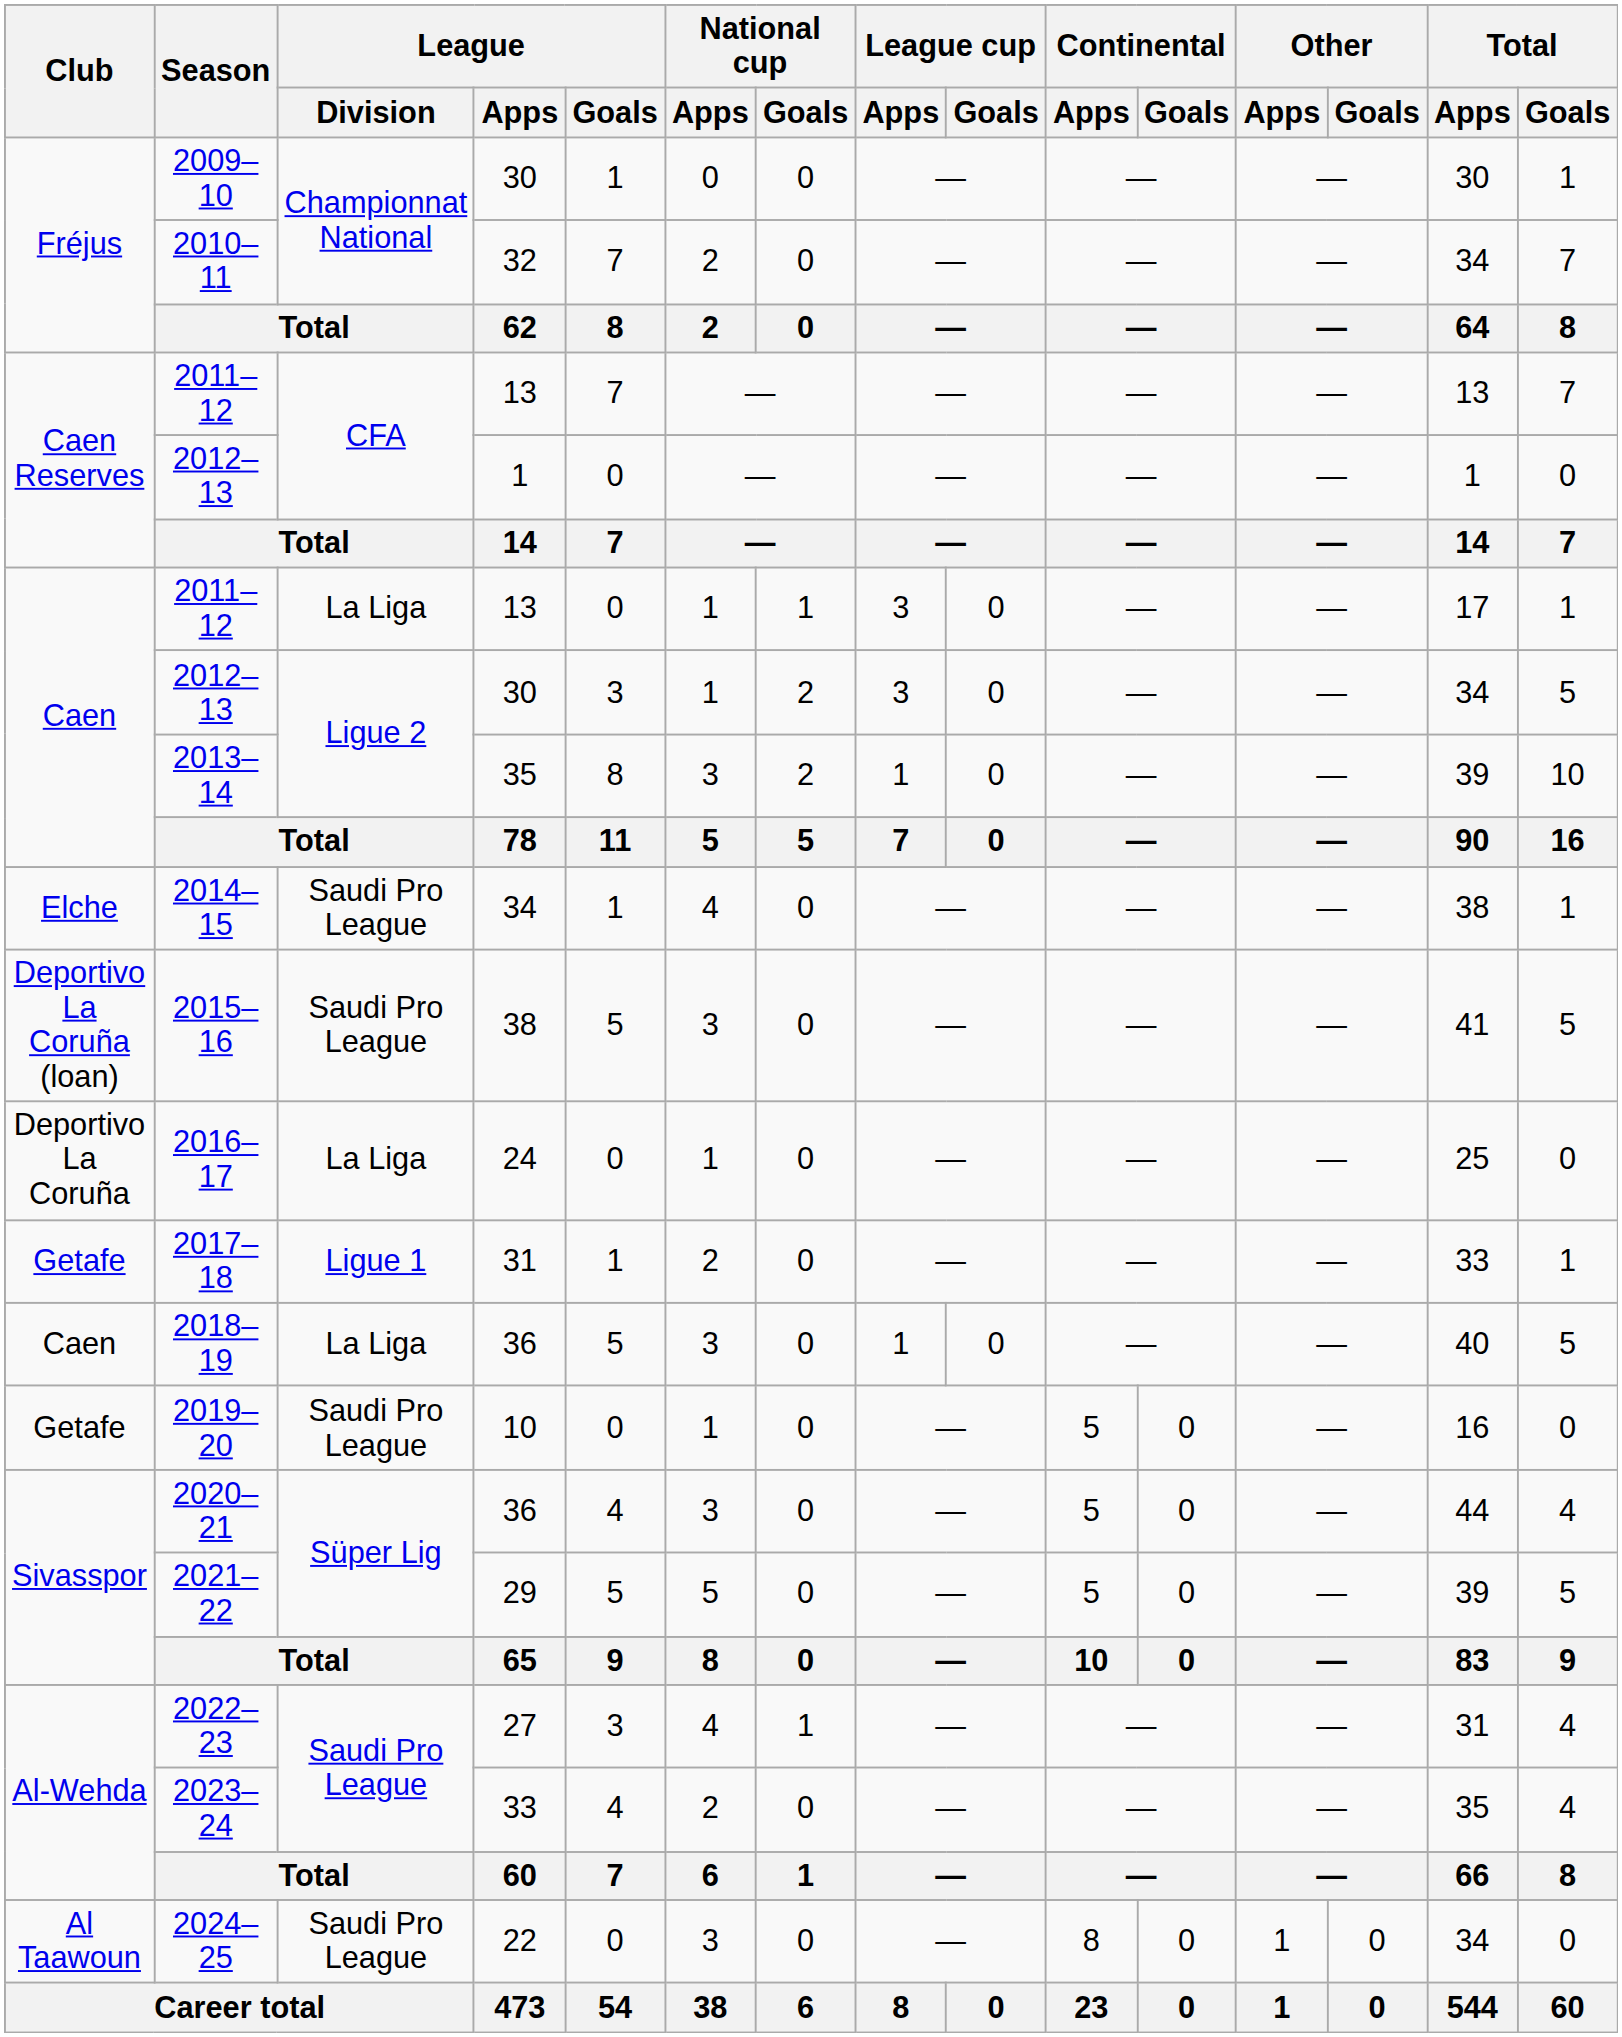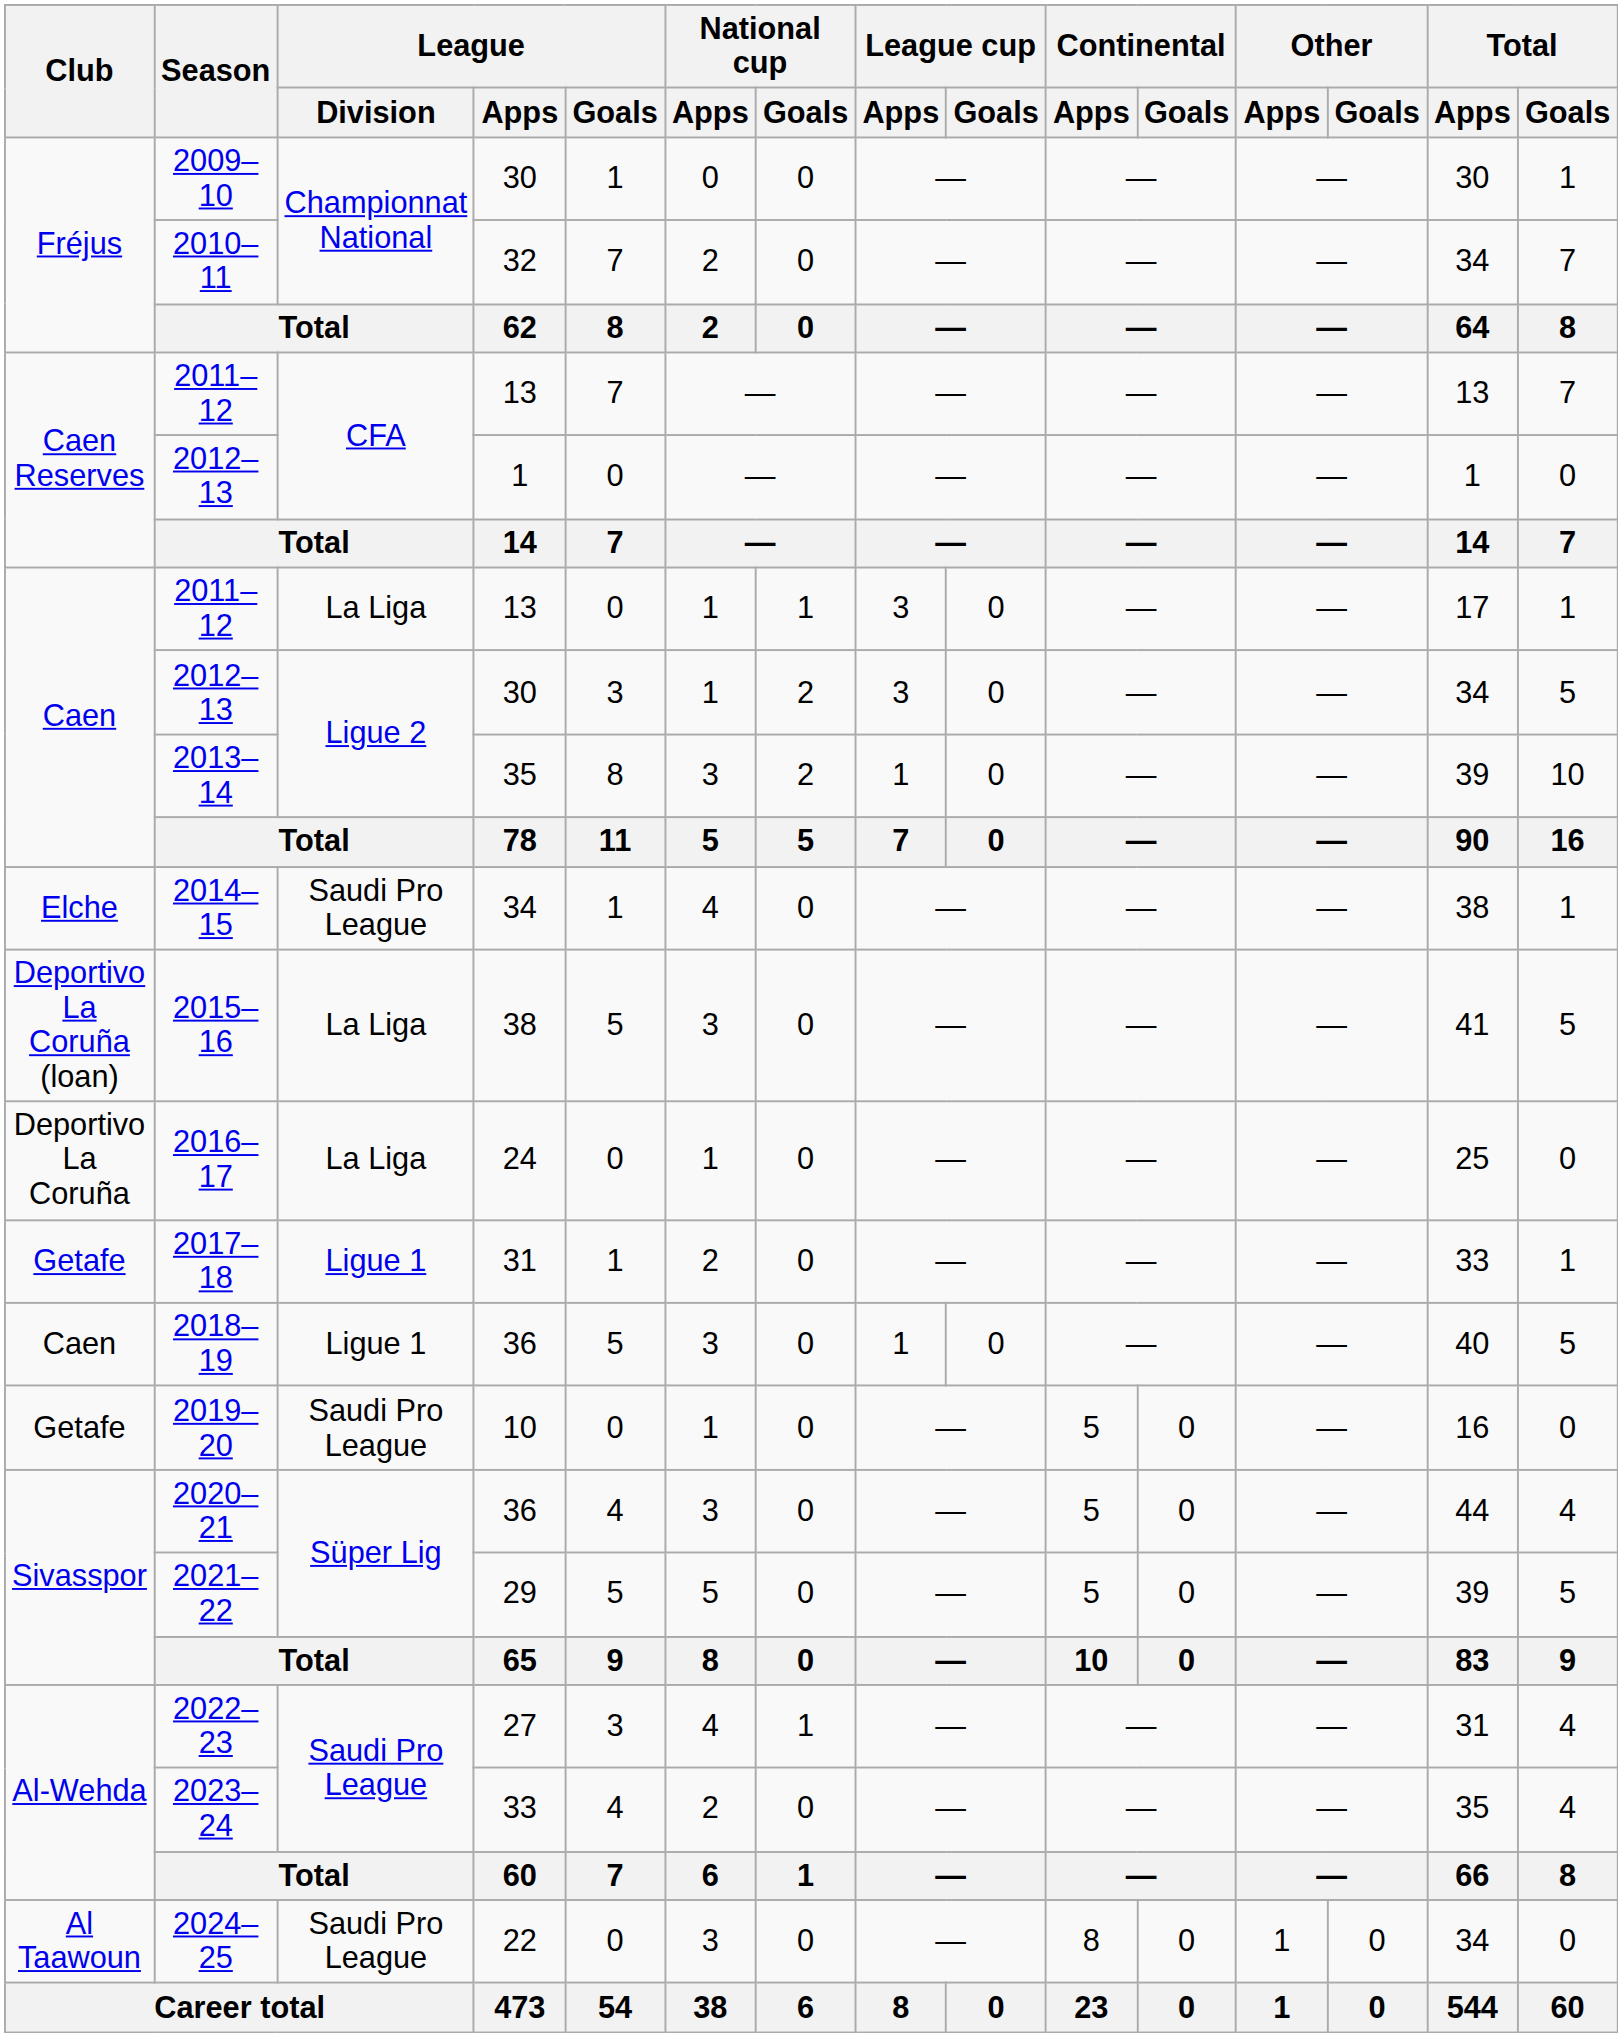(376, 1025) Saudi Pro League -> (376, 1025) La Liga
(376, 1344) La Liga -> (376, 1344) Ligue 1
